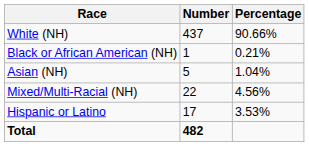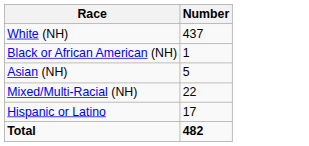- column: (268, 14)
